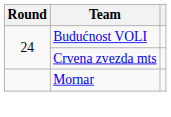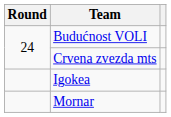+ row: (72, 79)
